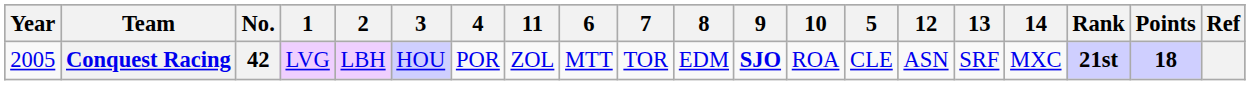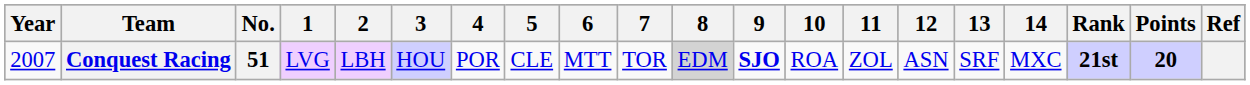columns swapped: (871, 22) <-> (532, 22)
(33, 59) 2005 -> (33, 59) 2007
(258, 59) 42 -> (258, 59) 51
(704, 59) no background -> (703, 59) lightgrey background
(1166, 59) 18 -> (1166, 59) 20
